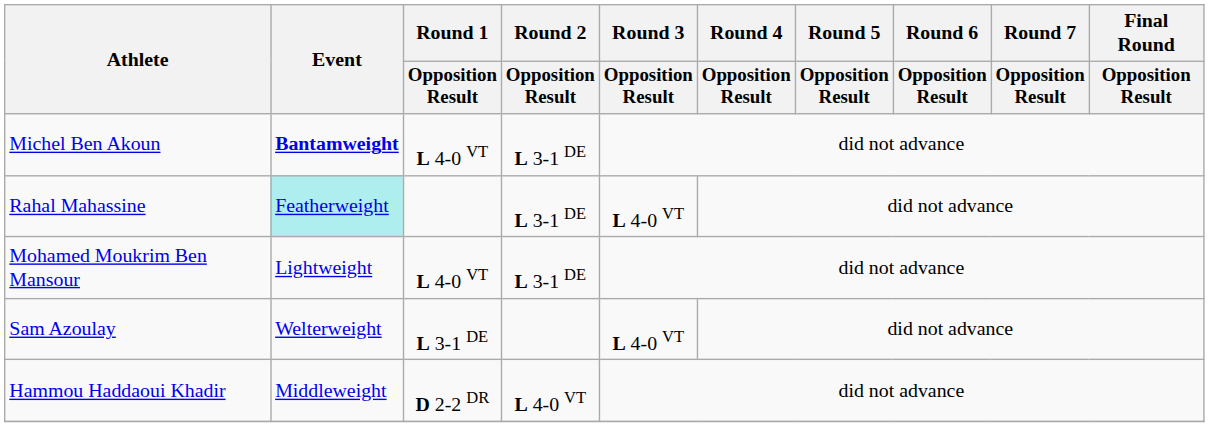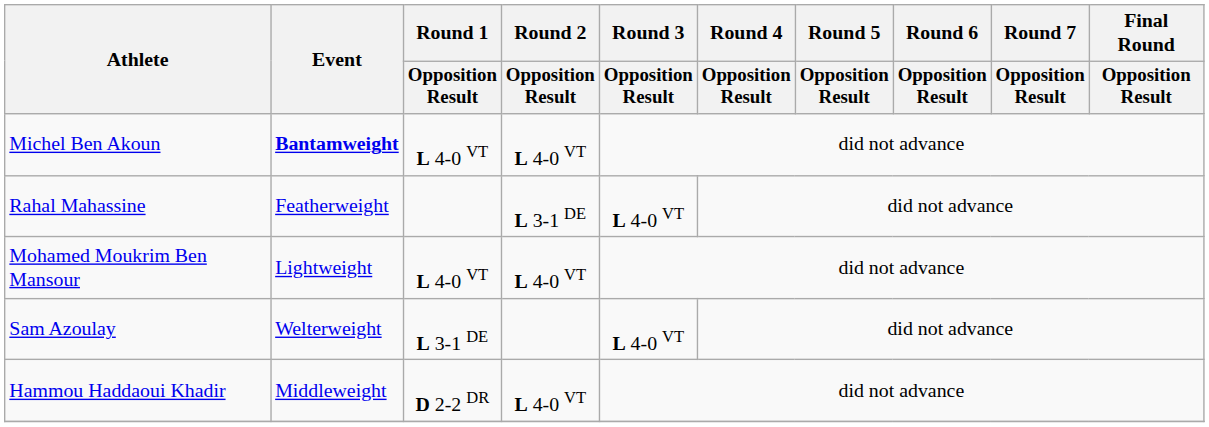(550, 156) L 3-1 DE -> (550, 156) L 4-0 VT
(332, 206) paleturquoise background -> (332, 206) no background
(550, 279) L 3-1 DE -> (550, 279) L 4-0 VT
